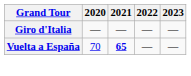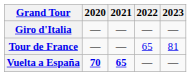+ row: (43, 46)
(95, 46) normal -> (95, 63) bold
